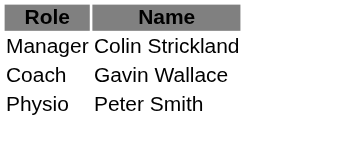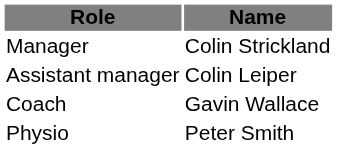+ row: (93, 75)
